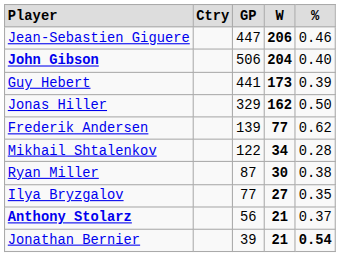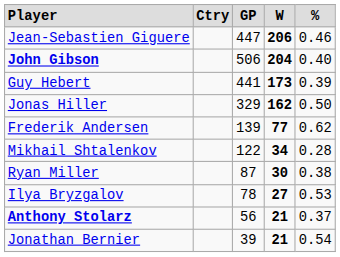(248, 195) 77 -> (248, 195) 78
(315, 195) 0.35 -> (315, 195) 0.53
(315, 240) bold -> (315, 240) normal
